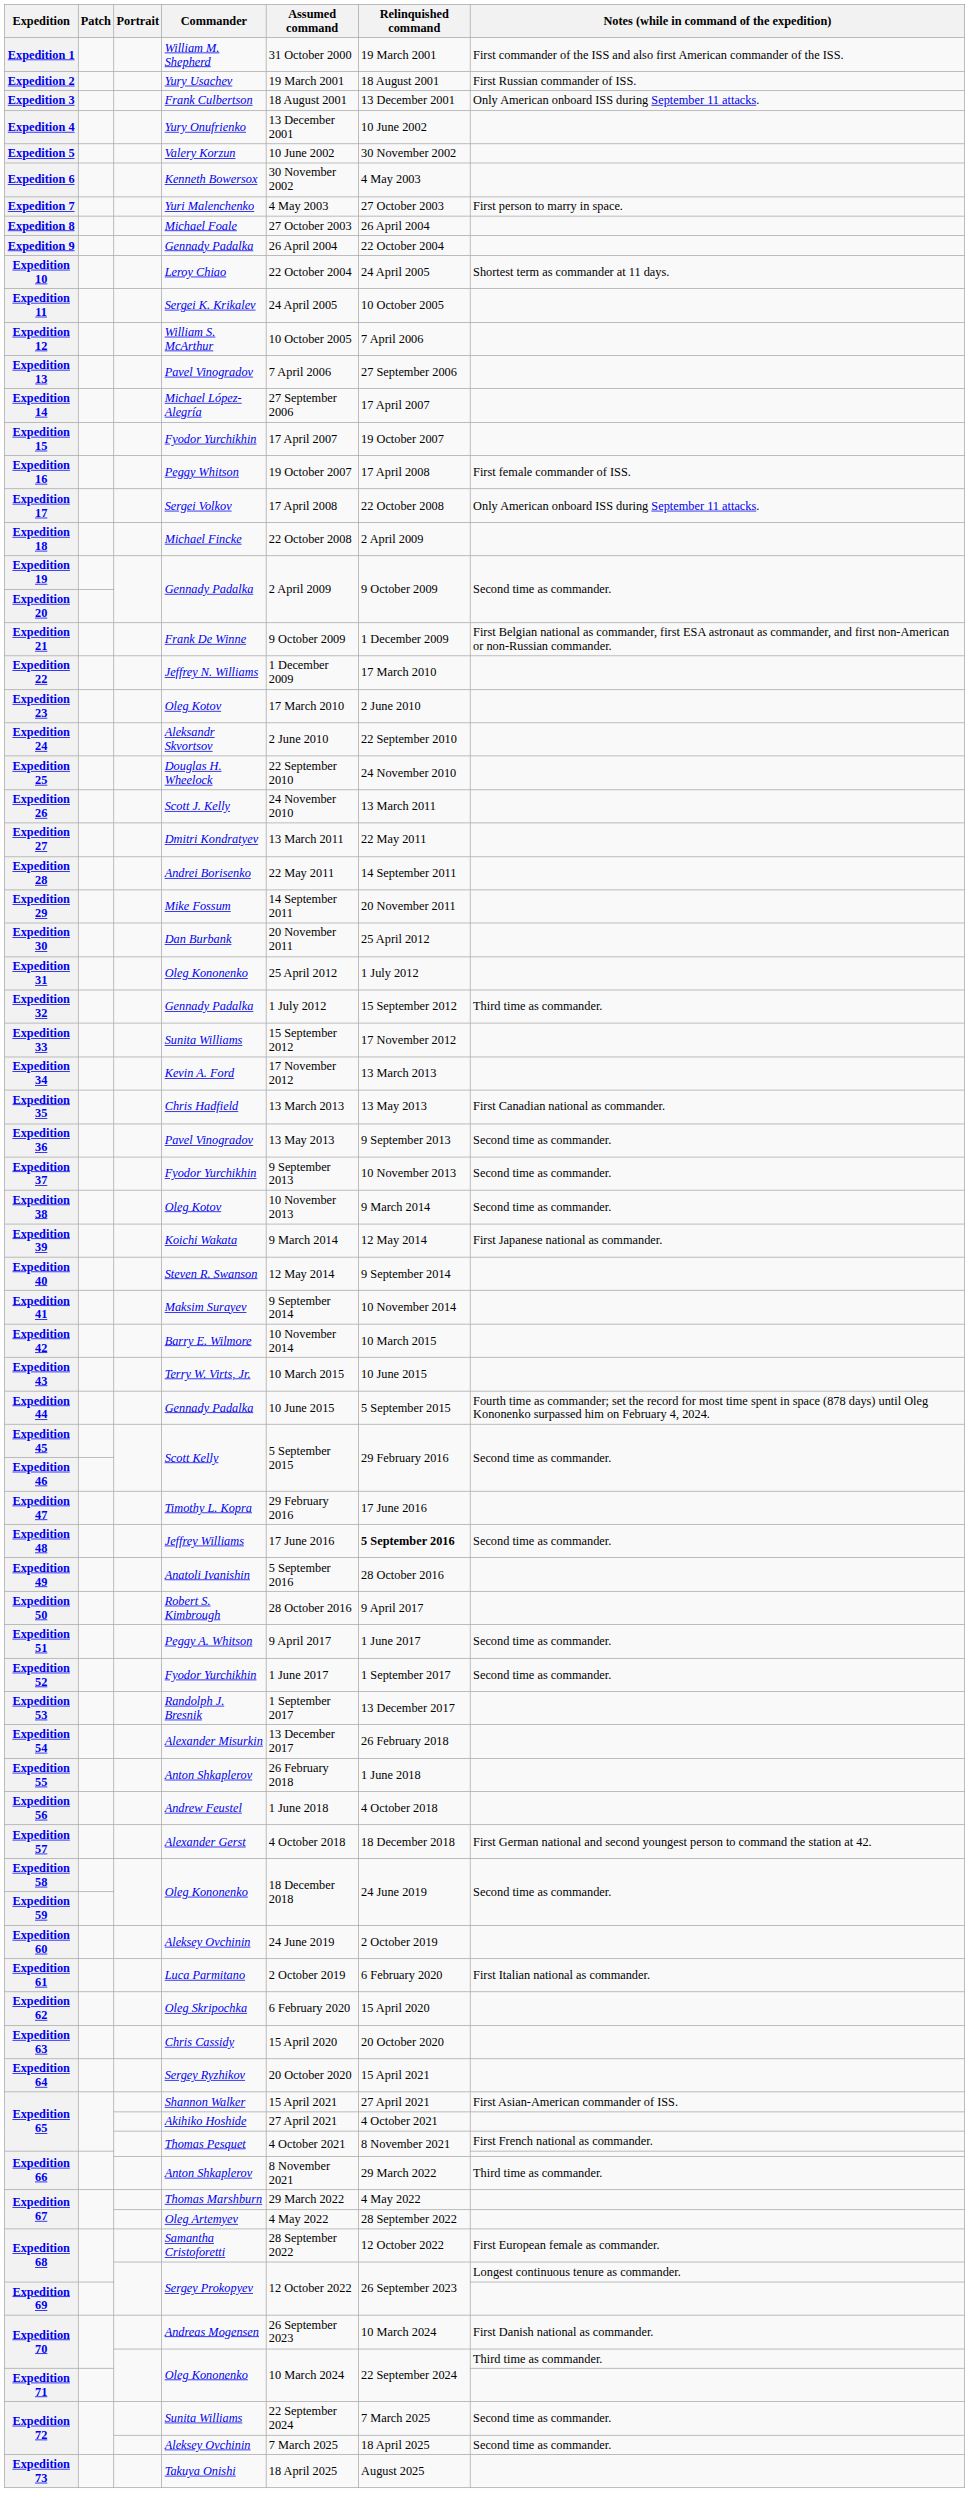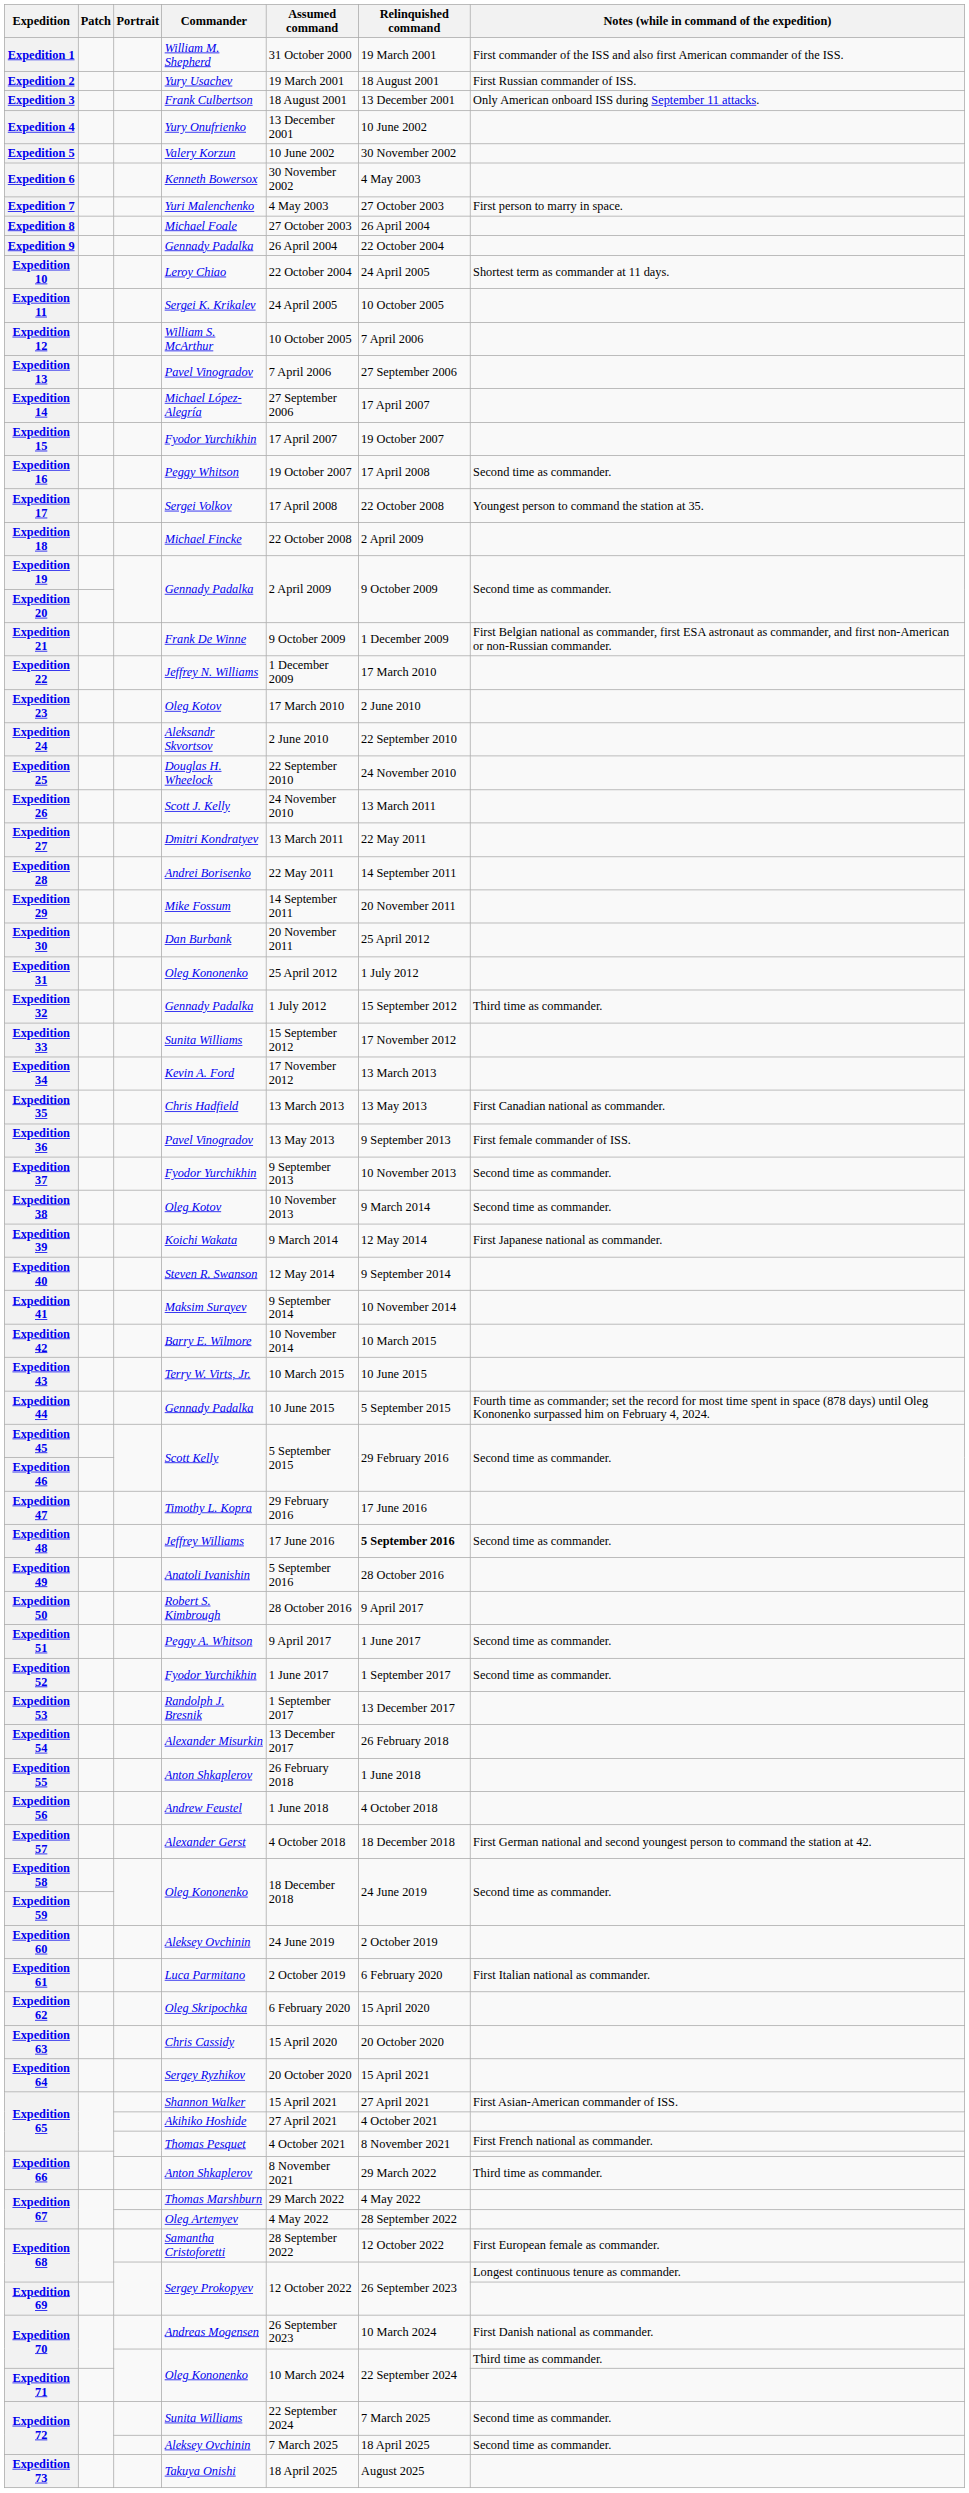(552, 472) First female commander of ISS. -> (542, 472) Second time as commander.
(616, 505) Only American onboard ISS during September 11 attacks. -> (588, 505) Youngest person to command the station at 35.
(542, 1140) Second time as commander. -> (552, 1140) First female commander of ISS.
